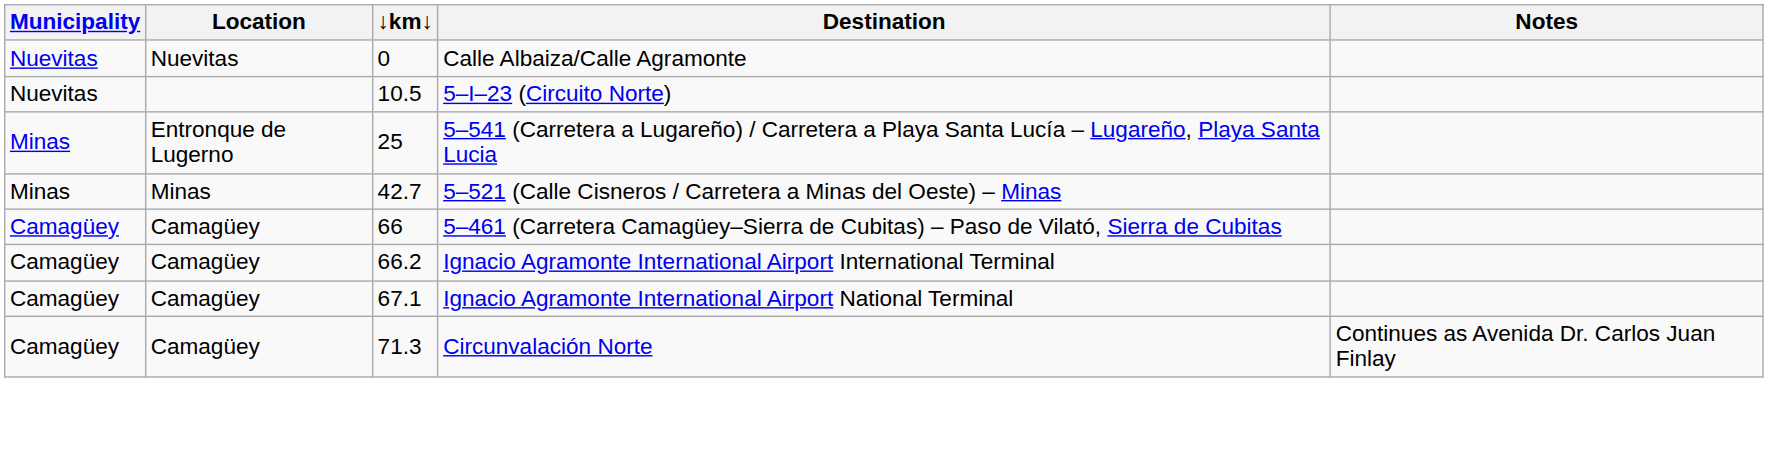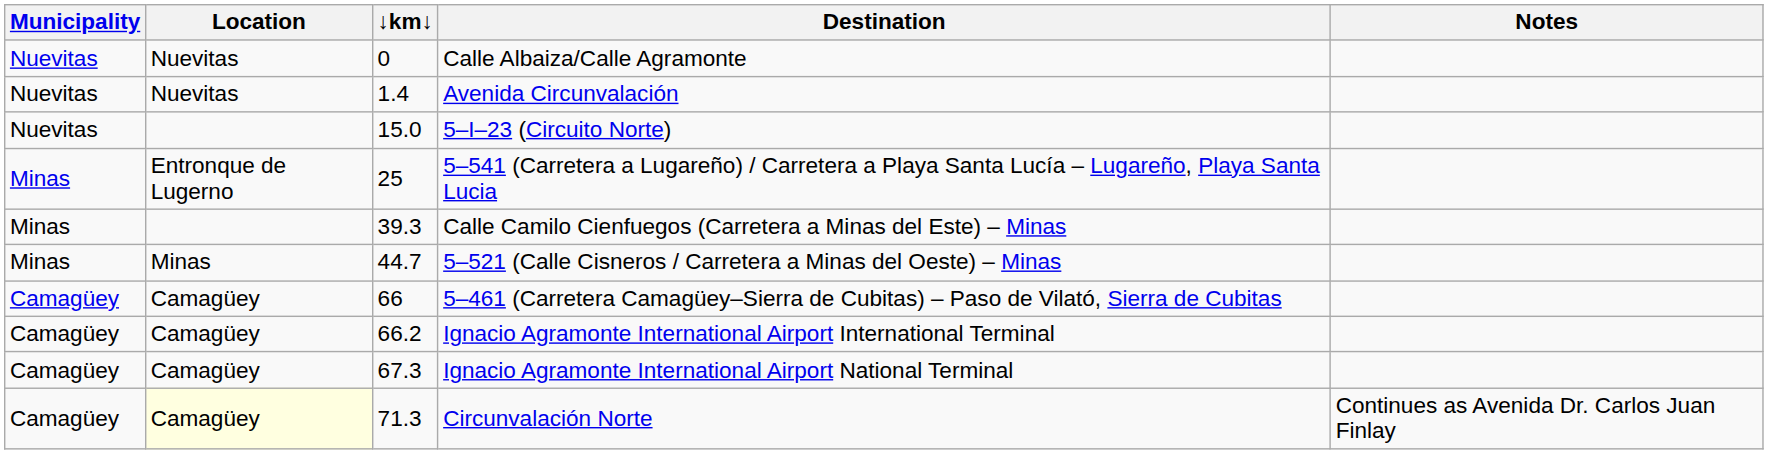+ row: (561, 93)
(400, 93) 10.5 -> (400, 129) 15.0
+ row: (755, 226)
(400, 190) 42.7 -> (400, 262) 44.7
(400, 298) 67.1 -> (400, 369) 67.3
(205, 346) no background -> (205, 418) lightyellow background
